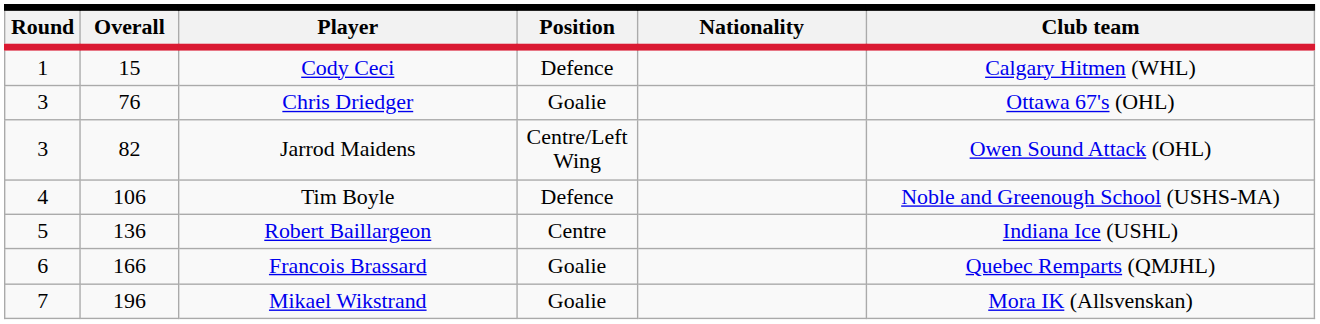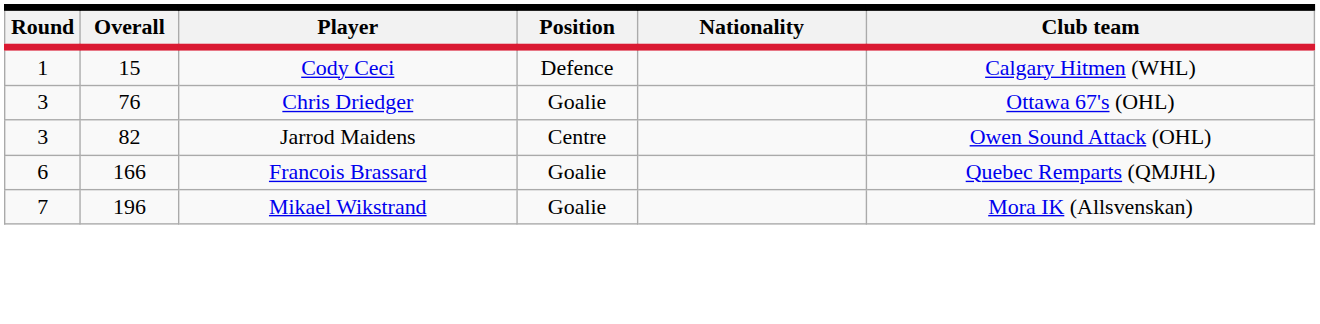(577, 149) Centre/Left Wing -> (577, 137) Centre
- row: (348, 196)
- row: (348, 231)
